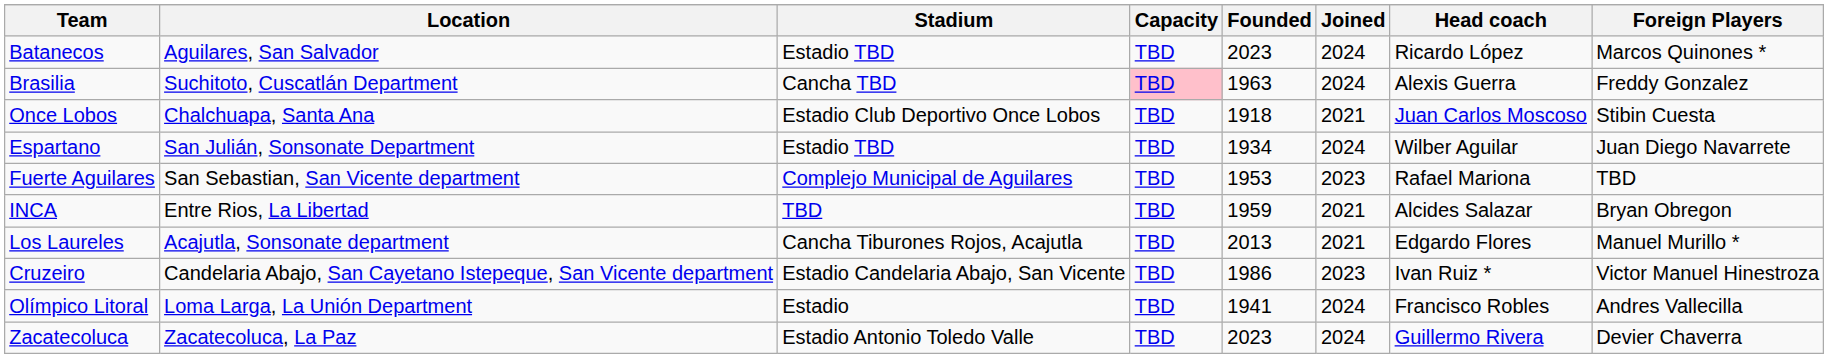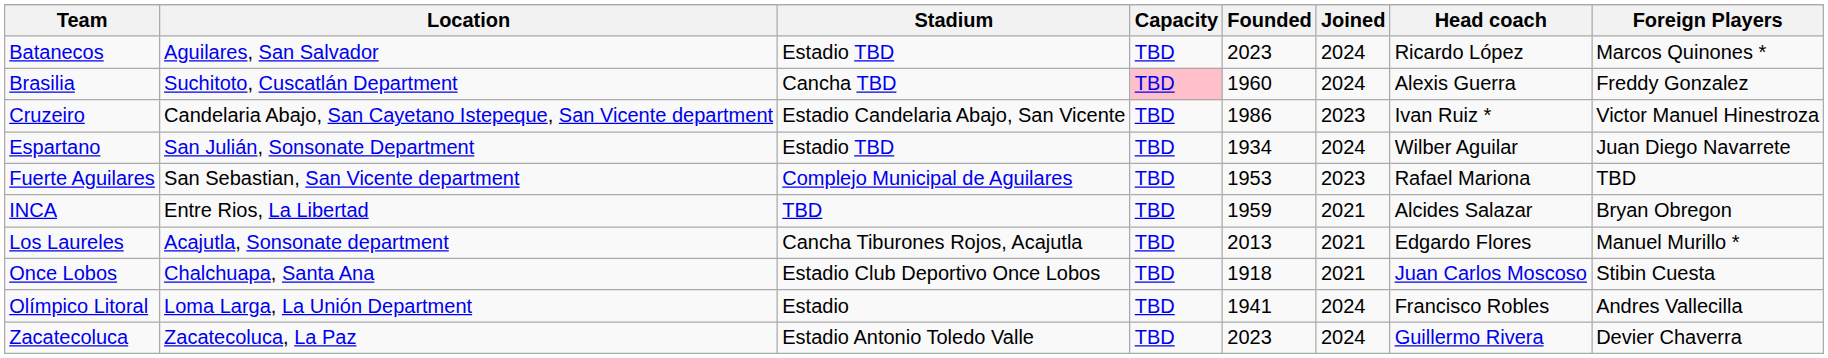(1250, 83) 1963 -> (1250, 83) 1960
rows swapped: (47, 274) <-> (63, 115)
